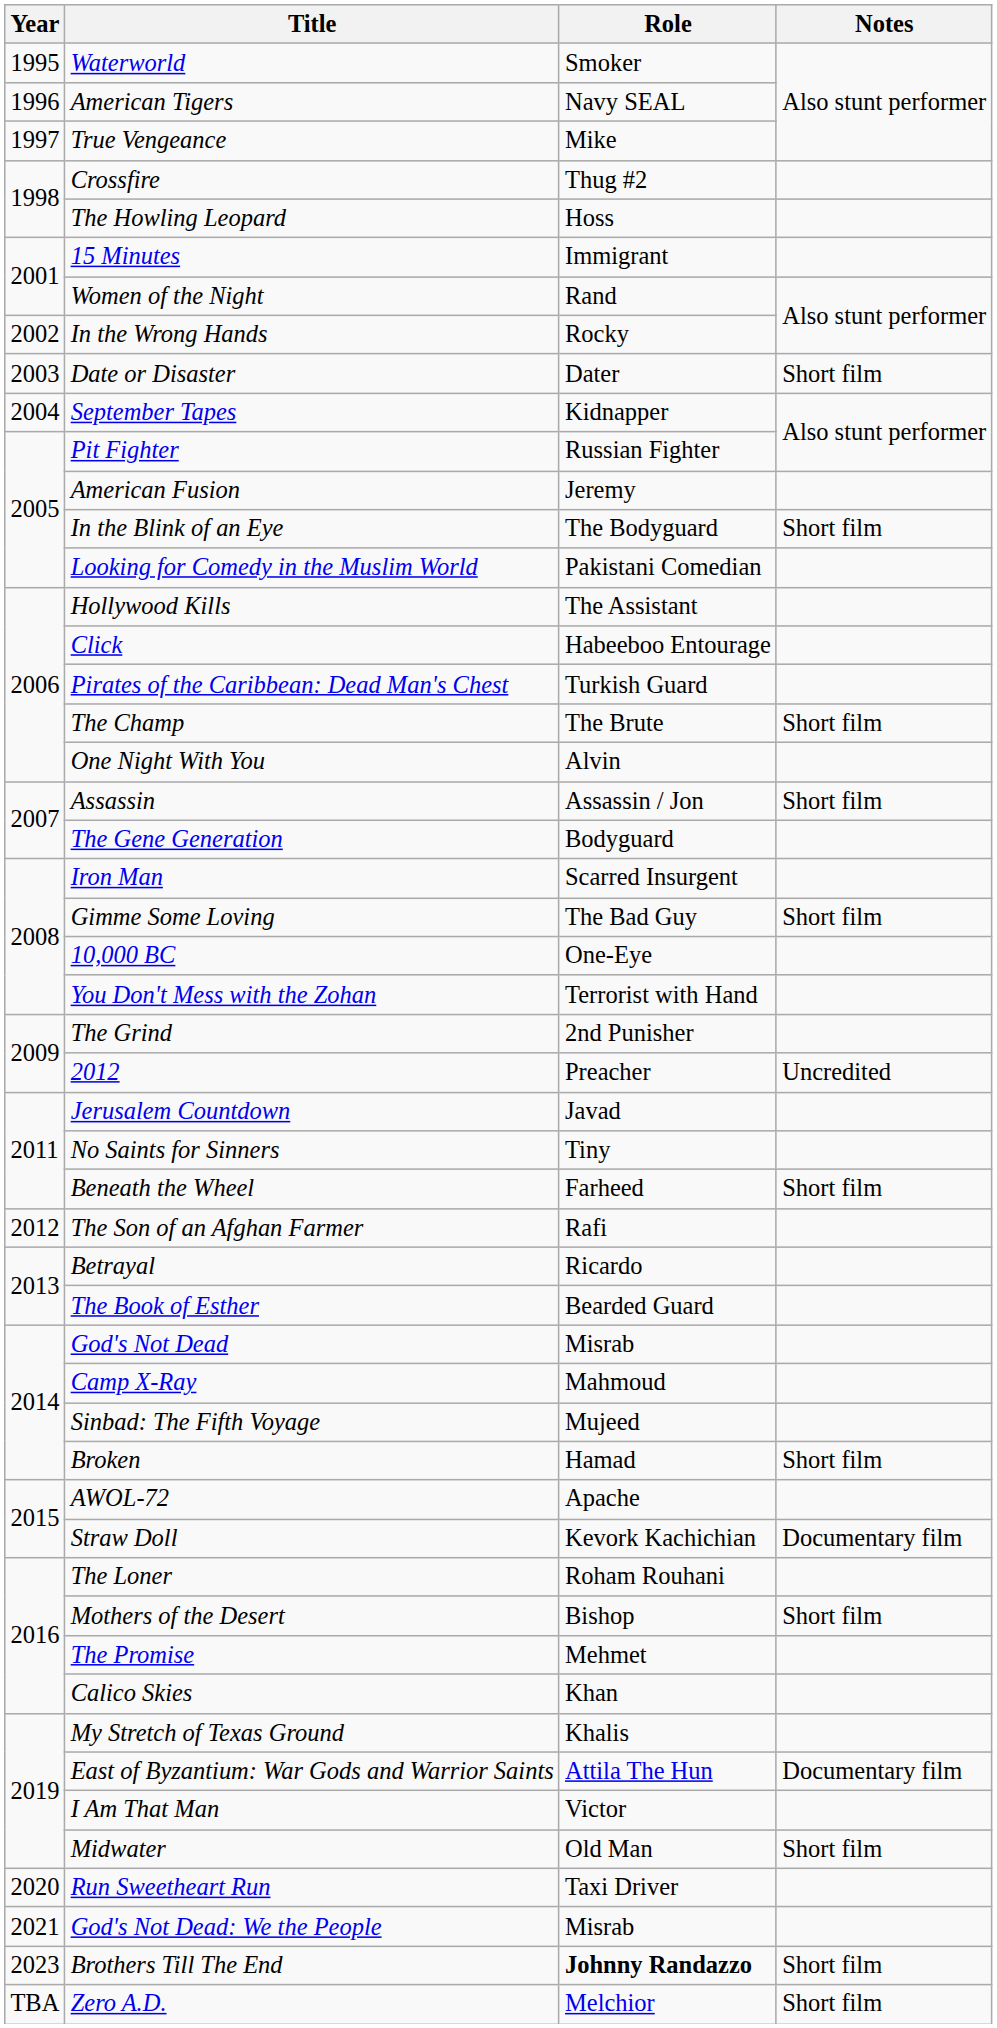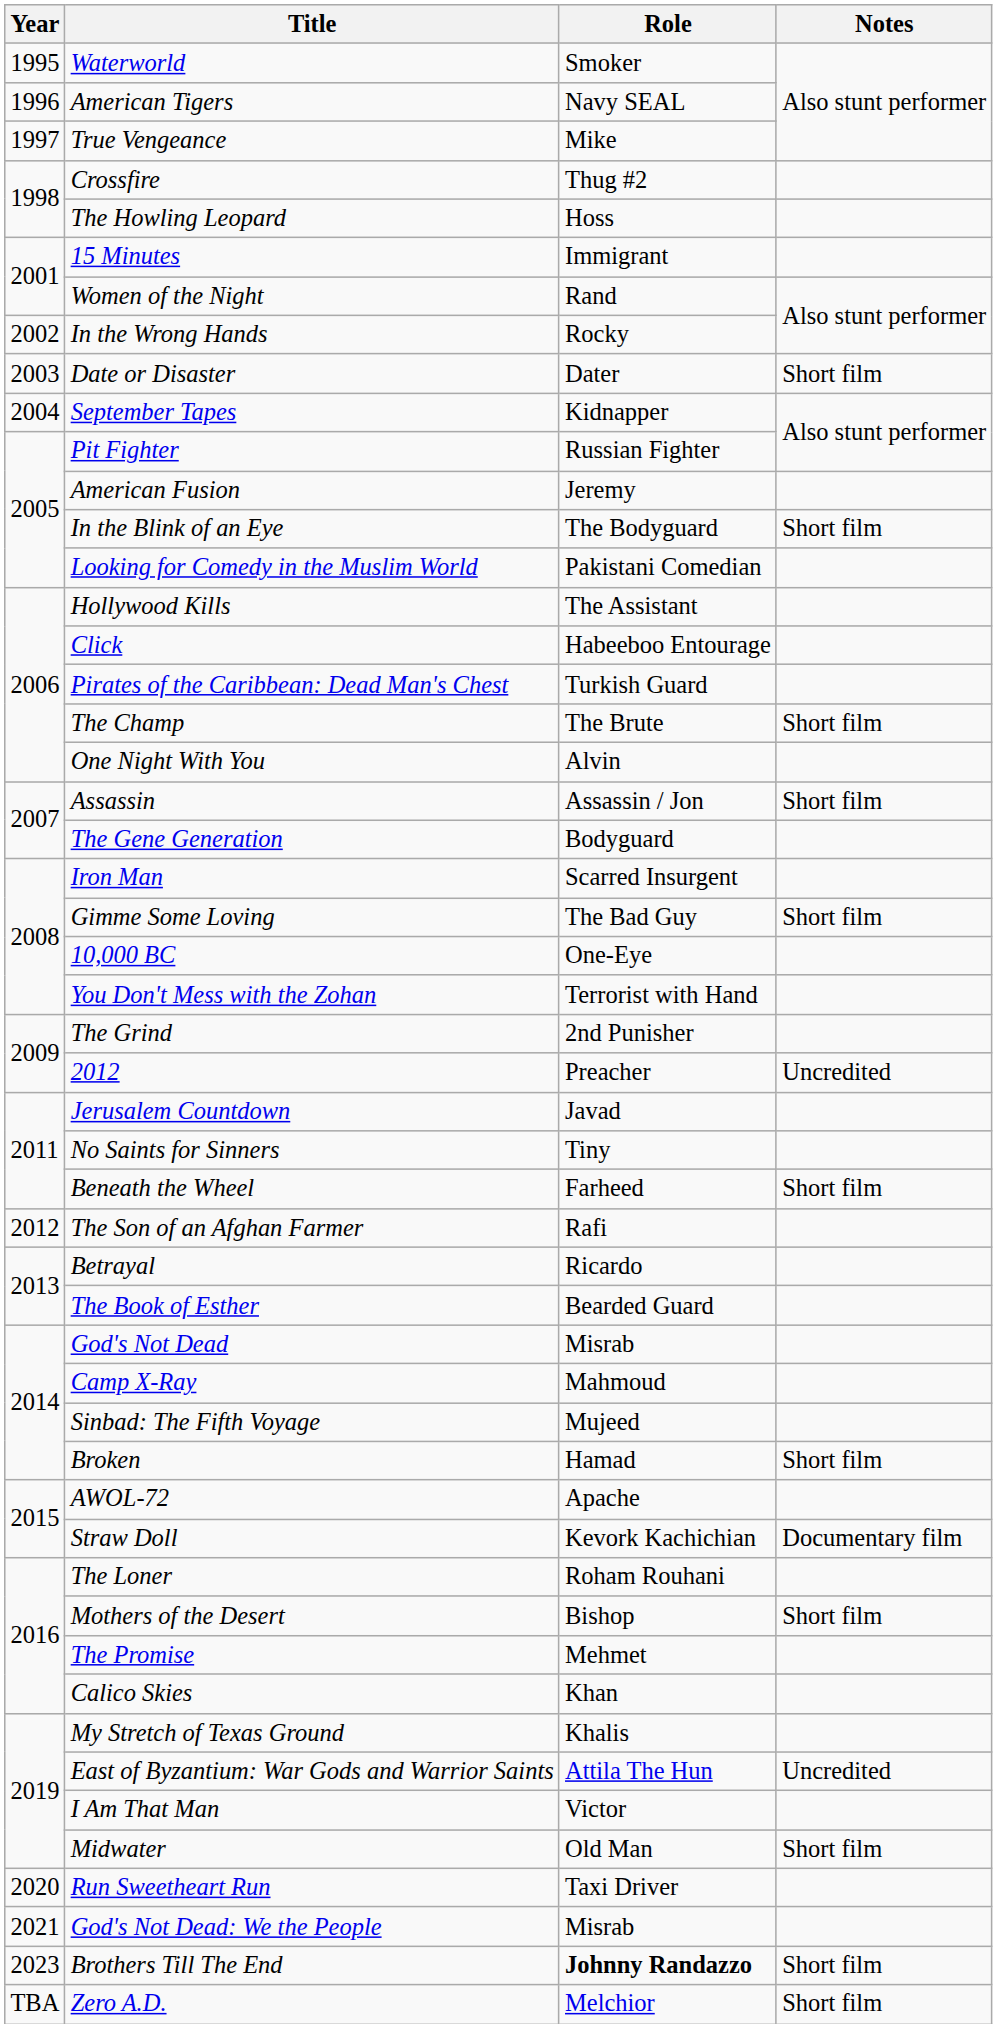(872, 1770) Documentary film -> (837, 1770) Uncredited
